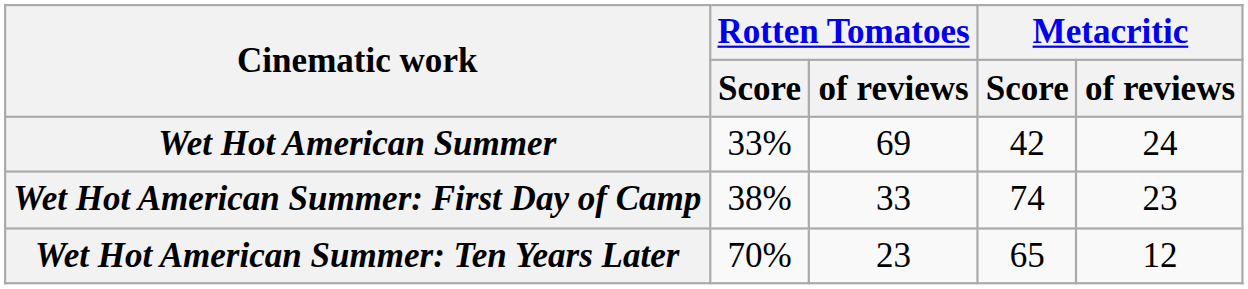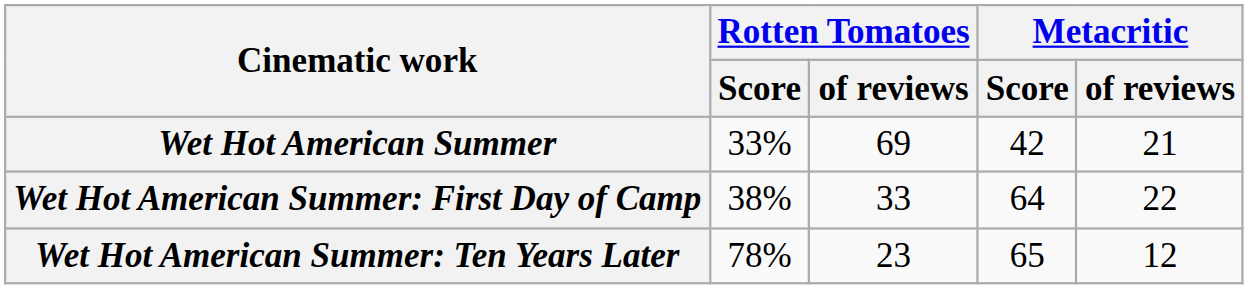(1160, 143) 24 -> (1160, 143) 21
(1027, 198) 74 -> (1027, 198) 64
(1160, 198) 23 -> (1160, 198) 22
(759, 254) 70% -> (759, 254) 78%
